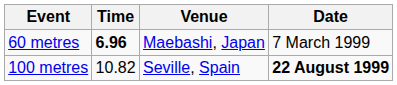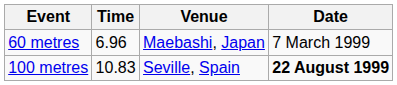(111, 42) bold -> (111, 42) normal
(116, 67) 10.82 -> (116, 67) 10.83
